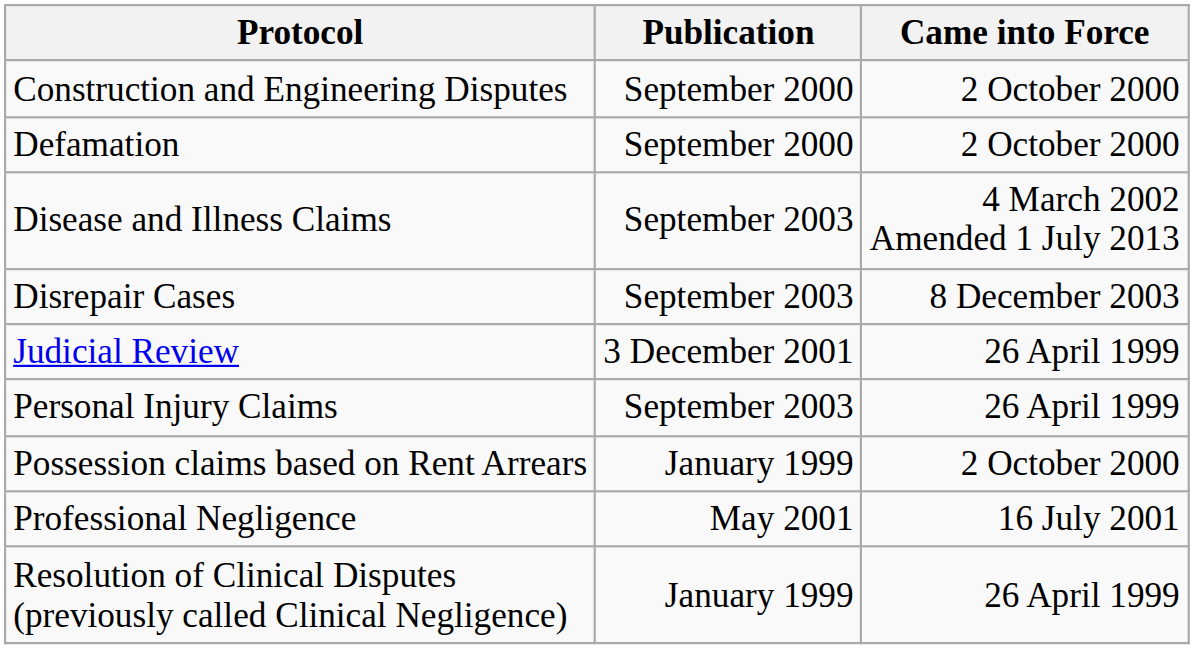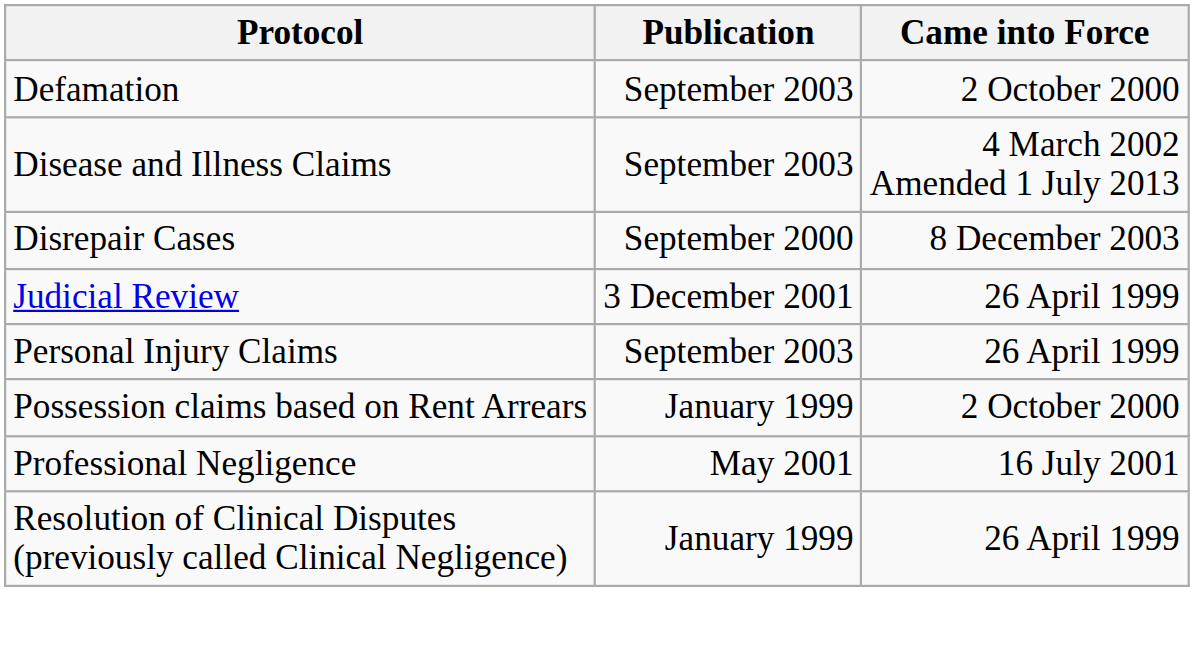- row: (290, 88)
(739, 144) September 2000 -> (739, 88) September 2003
(739, 295) September 2003 -> (739, 239) September 2000
